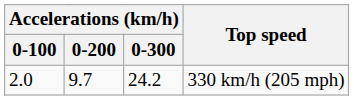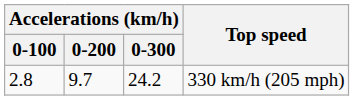(21, 79) 2.0 -> (21, 79) 2.8
